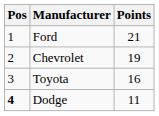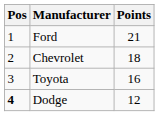(134, 57) 19 -> (134, 57) 18
(134, 100) 11 -> (134, 100) 12
